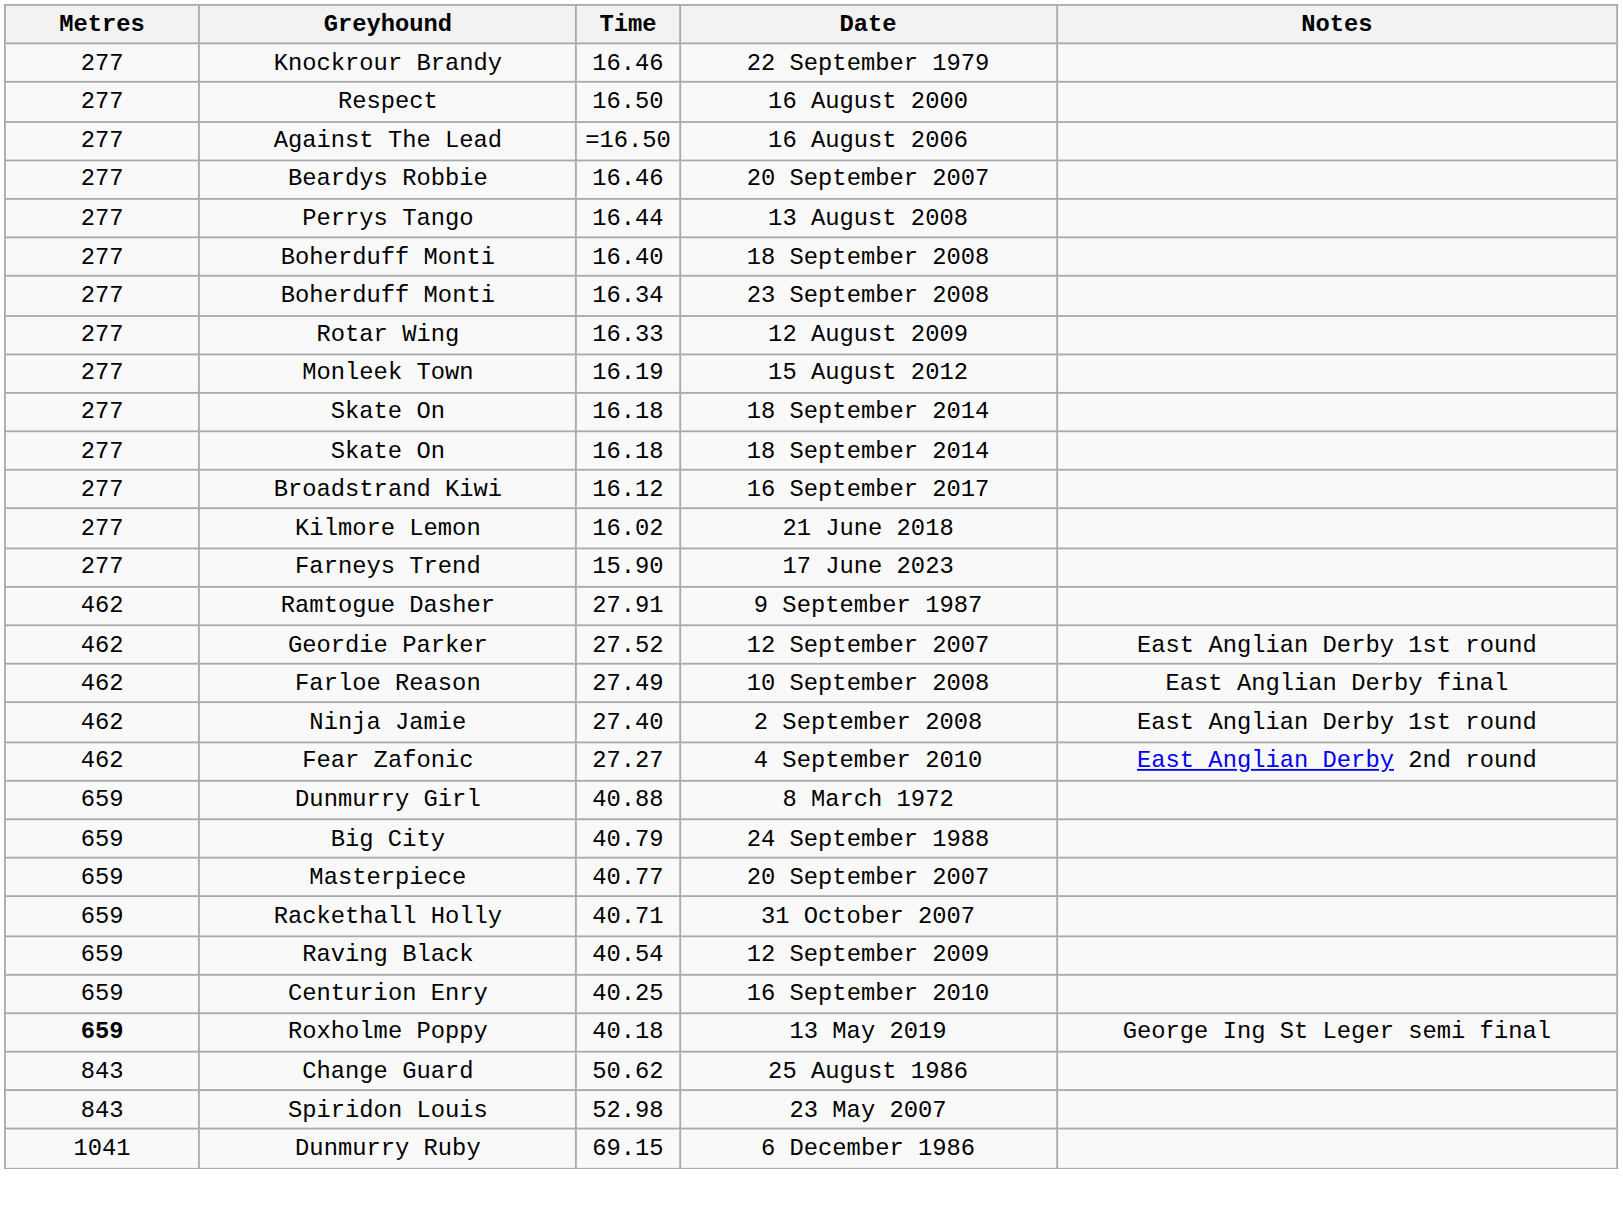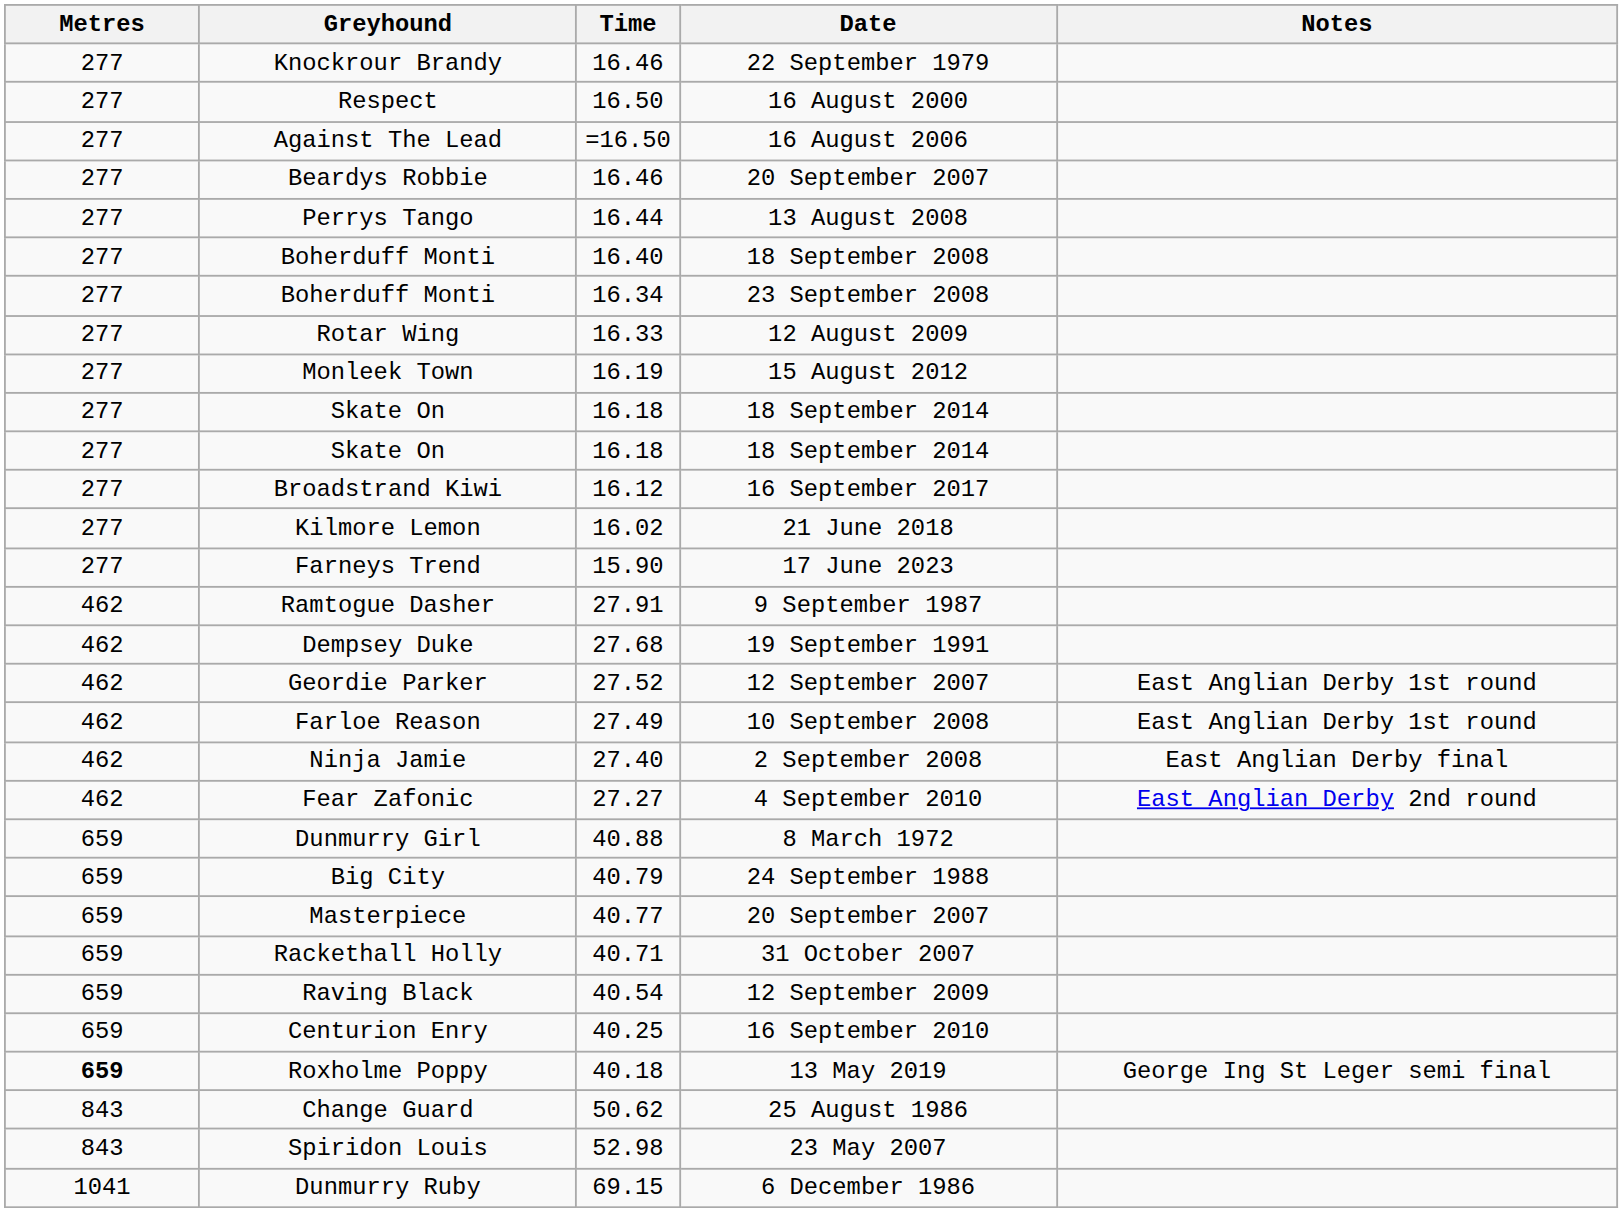+ row: (388, 645)
(1337, 683) East Anglian Derby final -> (1337, 722) East Anglian Derby 1st round
(1337, 722) East Anglian Derby 1st round -> (1337, 761) East Anglian Derby final
